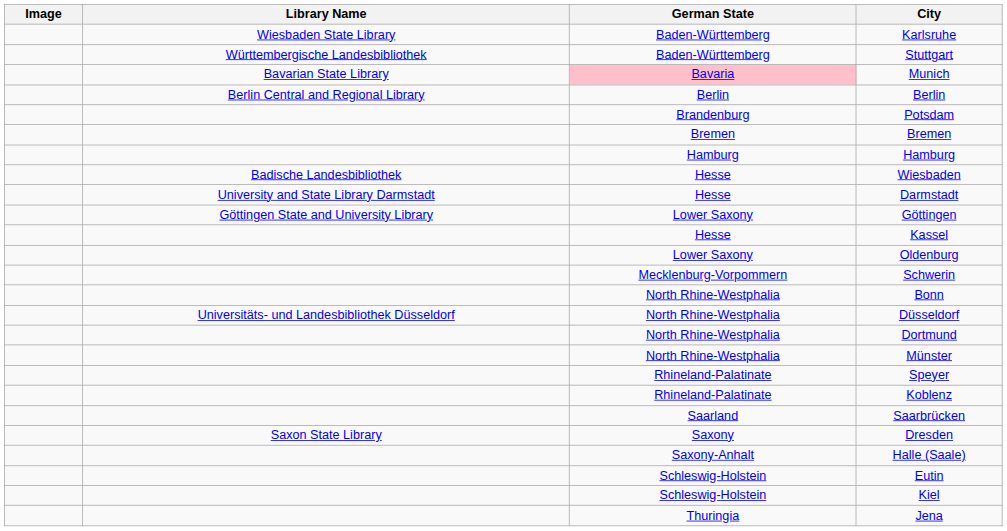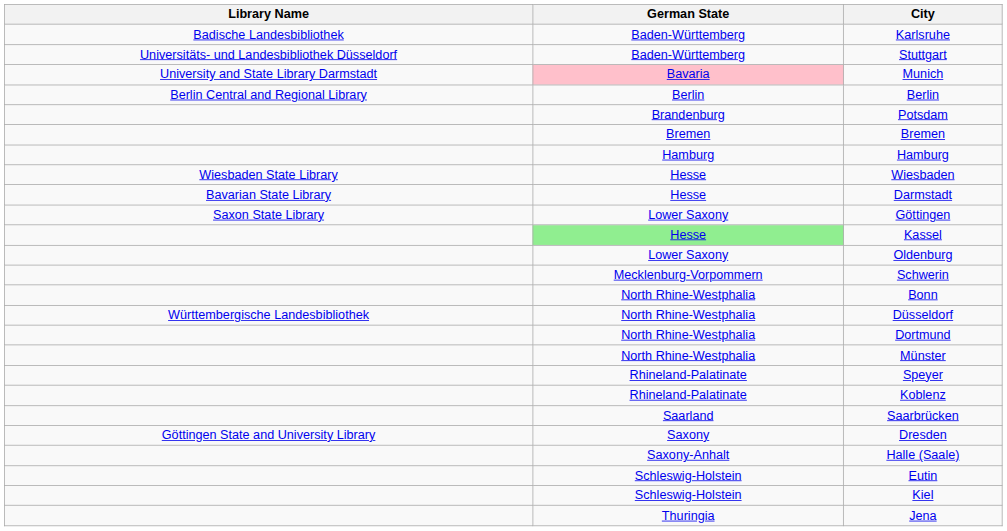- column: (44, 14)
(326, 34) Wiesbaden State Library -> (269, 34) Badische Landesbibliothek
(326, 54) Württembergische Landesbibliothek -> (269, 54) Universitäts- und Landesbibliothek Düsseldorf
(326, 74) Bavarian State Library -> (269, 74) University and State Library Darmstadt
(326, 174) Badische Landesbibliothek -> (269, 174) Wiesbaden State Library
(326, 194) University and State Library Darmstadt -> (269, 194) Bavarian State Library
(326, 214) Göttingen State and University Library -> (269, 214) Saxon State Library
(713, 235) no background -> (688, 235) lightgreen background
(326, 315) Universitäts- und Landesbibliothek Düsseldorf -> (269, 315) Württembergische Landesbibliothek
(326, 435) Saxon State Library -> (269, 435) Göttingen State and University Library
